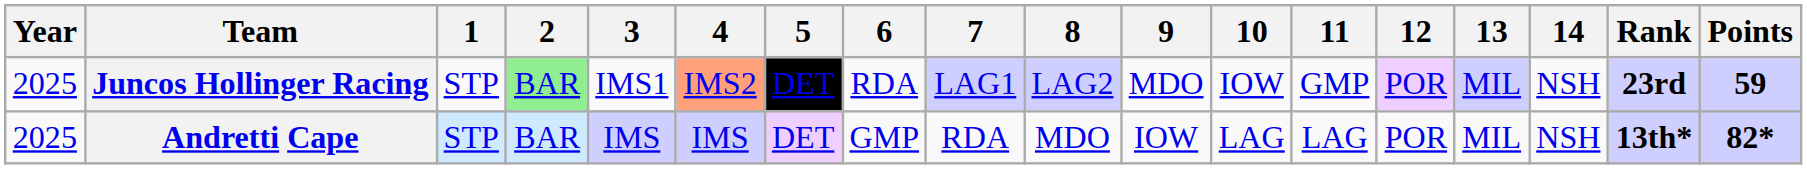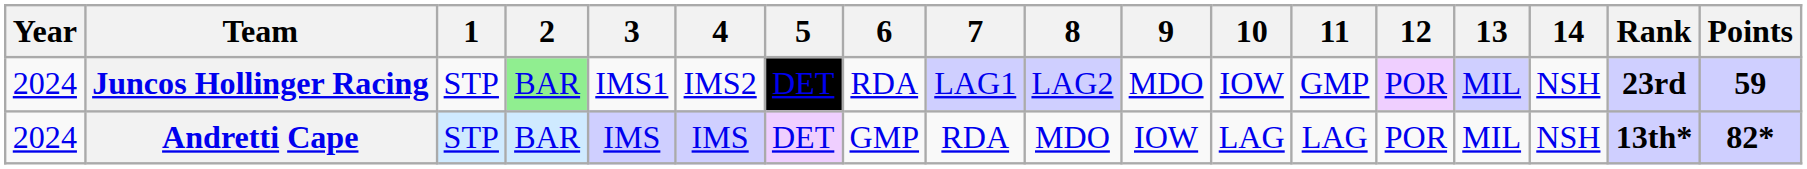(45, 83) 2025 -> (45, 83) 2024
(720, 83) lightsalmon background -> (720, 83) no background
(45, 136) 2025 -> (45, 136) 2024
